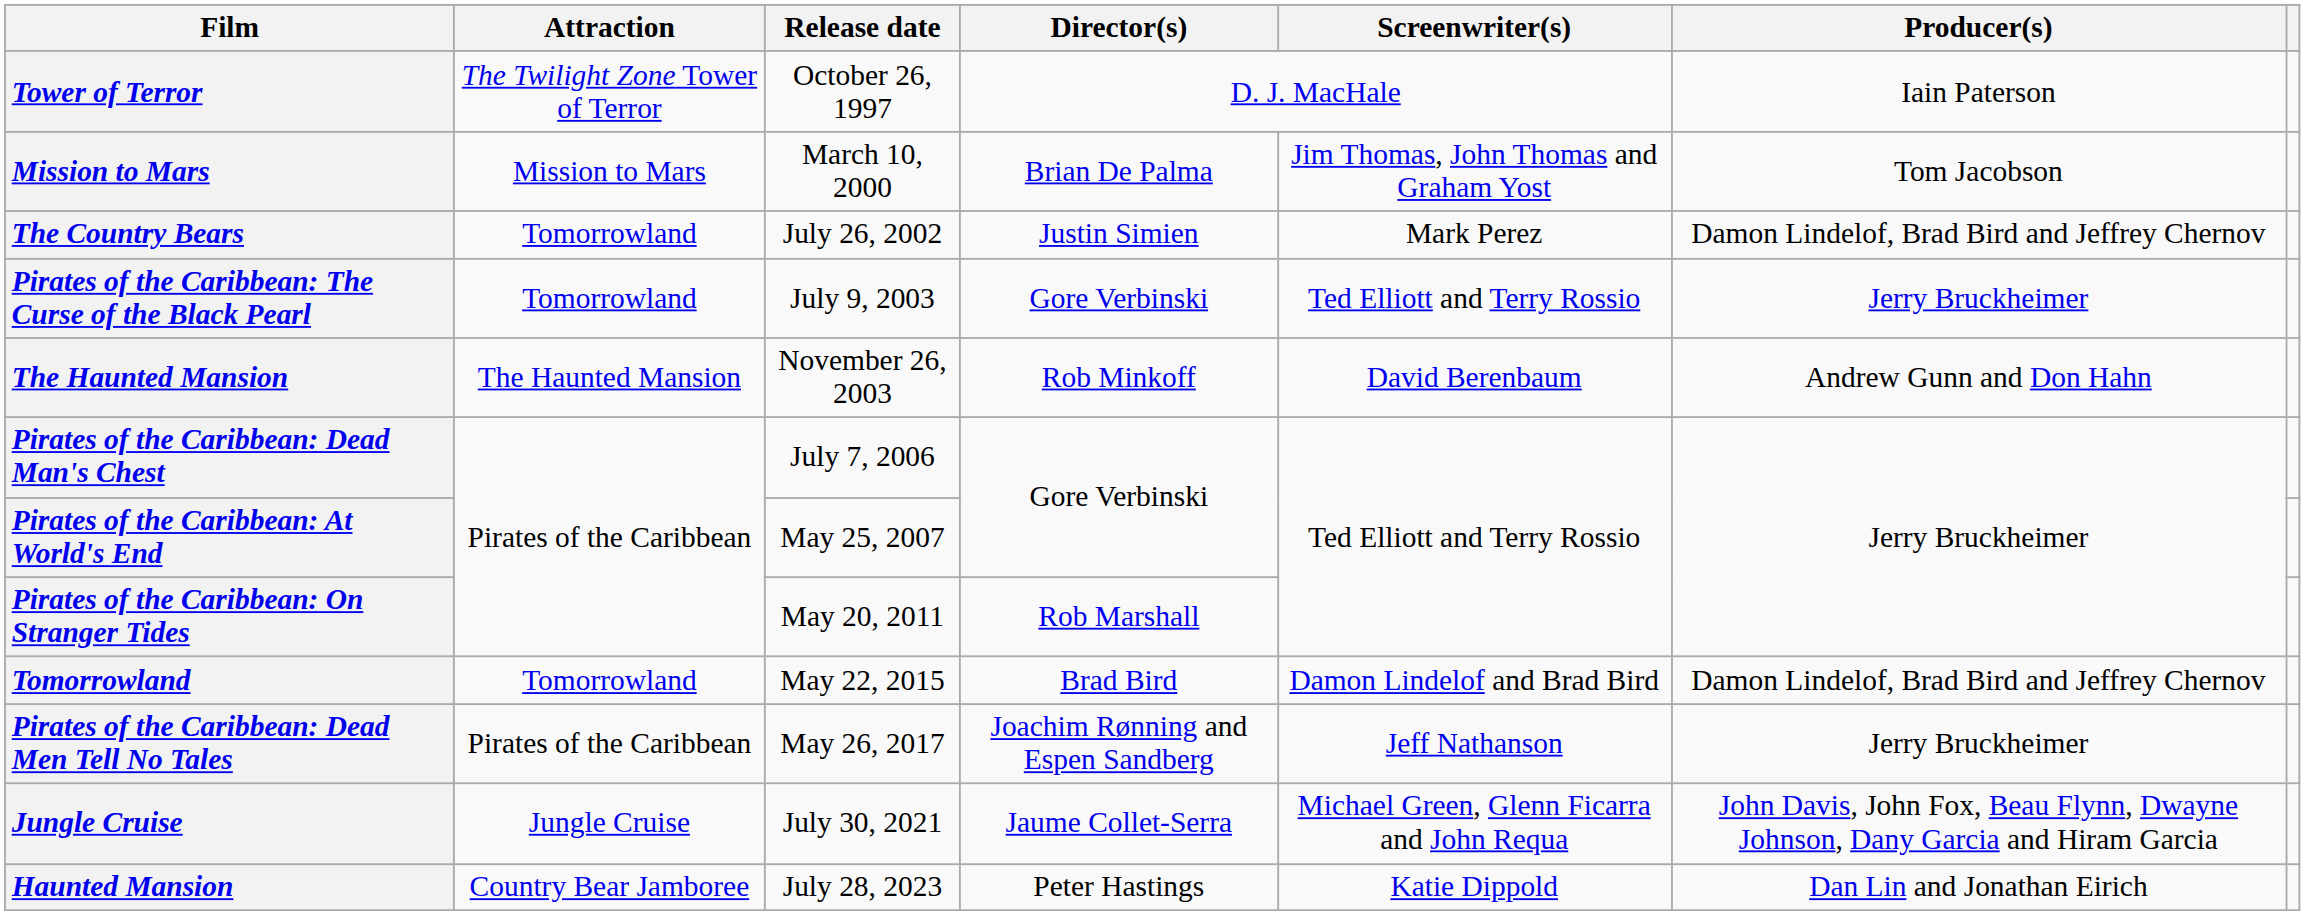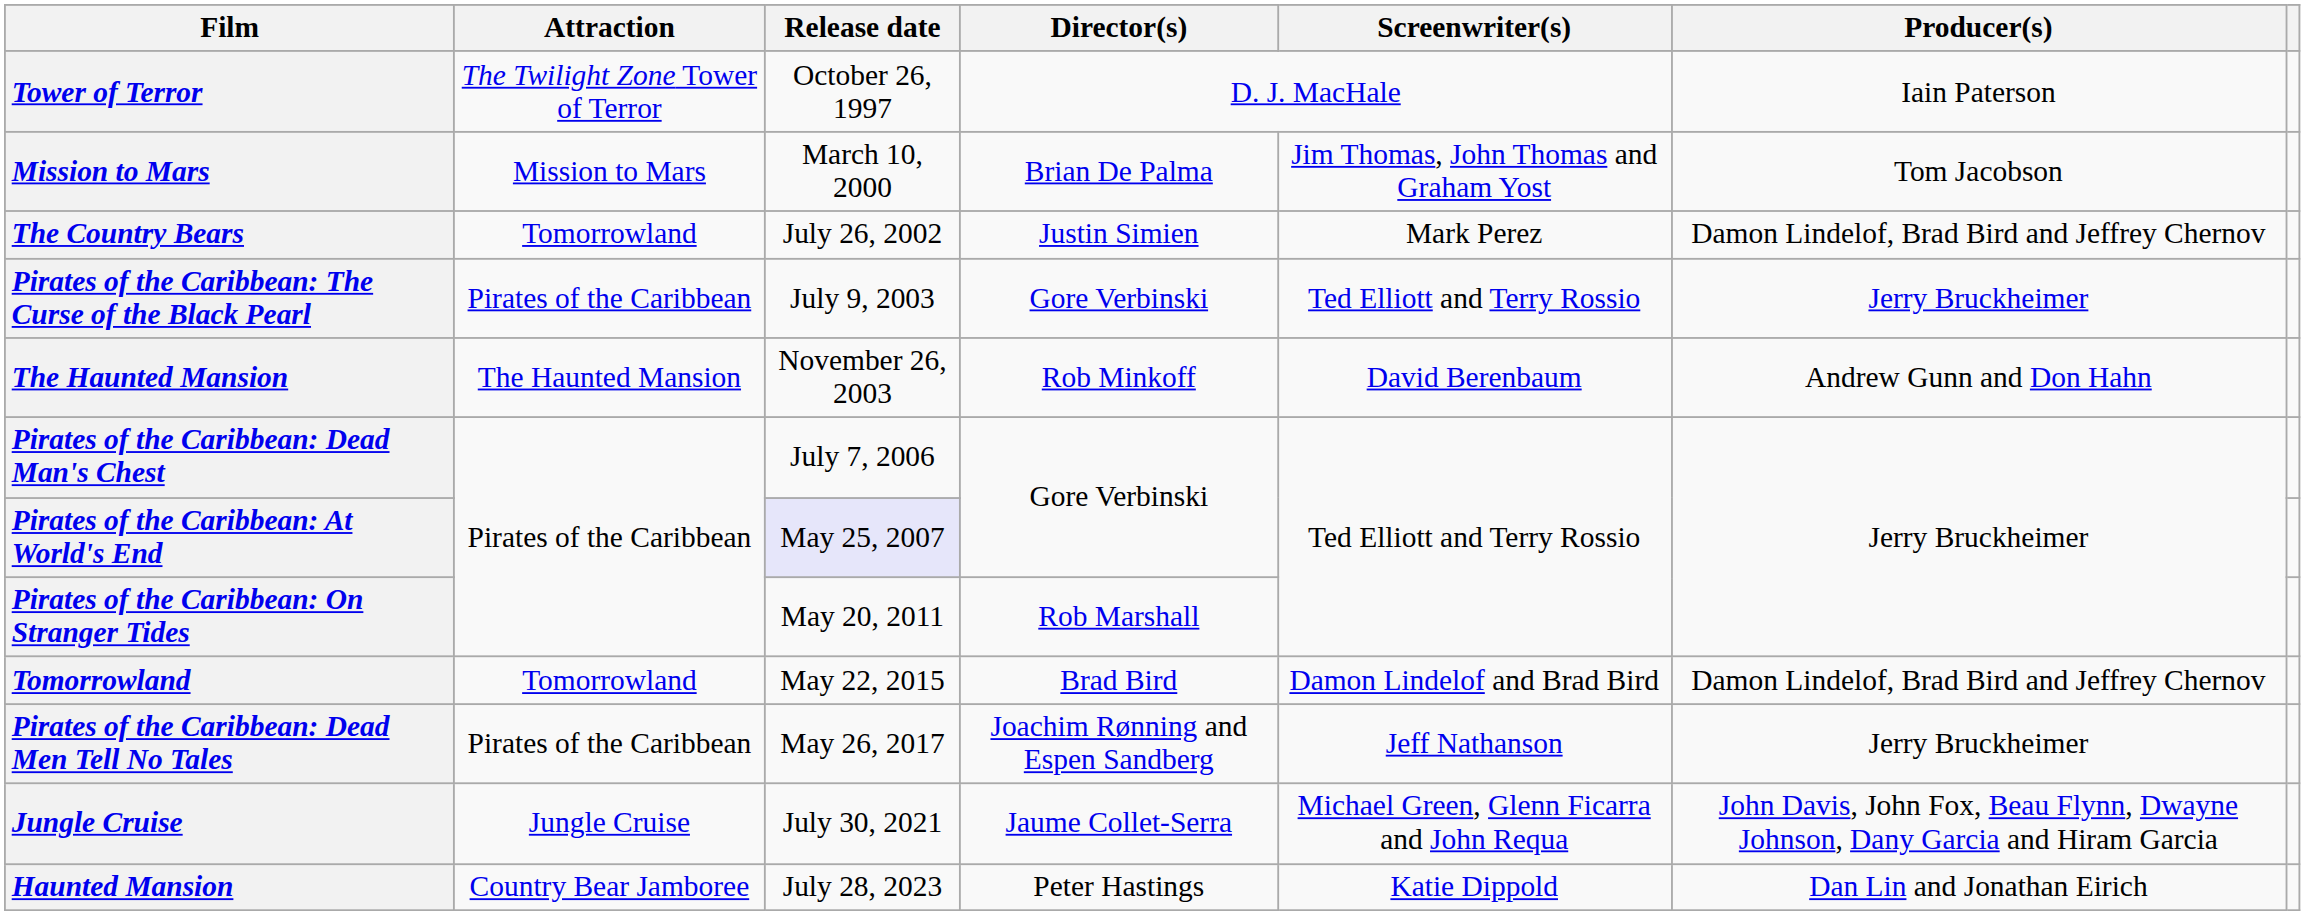(609, 297) Tomorrowland -> (609, 297) Pirates of the Caribbean
(862, 536) no background -> (862, 536) lavender background
